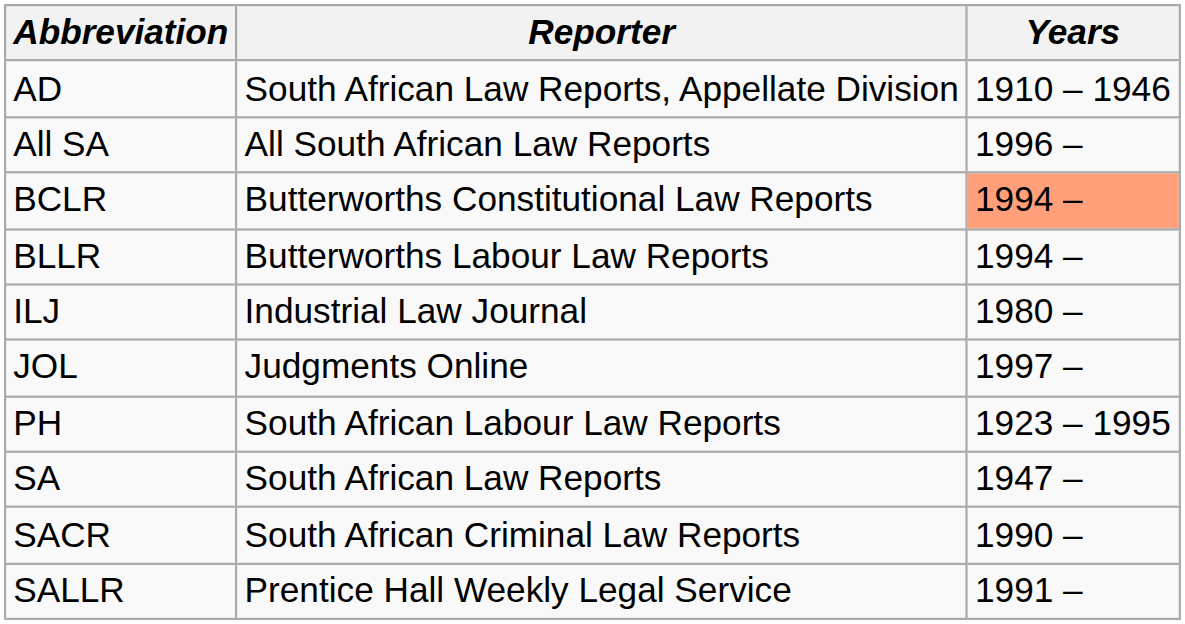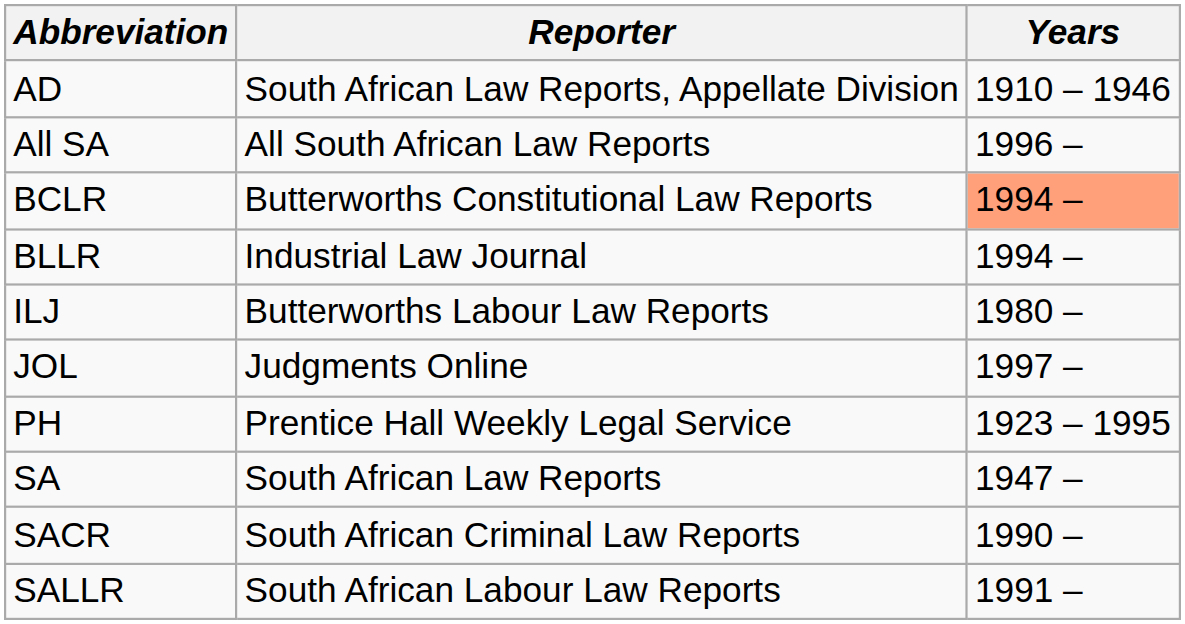(507, 255) Butterworths Labour Law Reports -> (416, 255) Industrial Law Journal
(416, 311) Industrial Law Journal -> (507, 311) Butterworths Labour Law Reports
(513, 423) South African Labour Law Reports -> (518, 423) Prentice Hall Weekly Legal Service
(518, 590) Prentice Hall Weekly Legal Service -> (513, 590) South African Labour Law Reports
